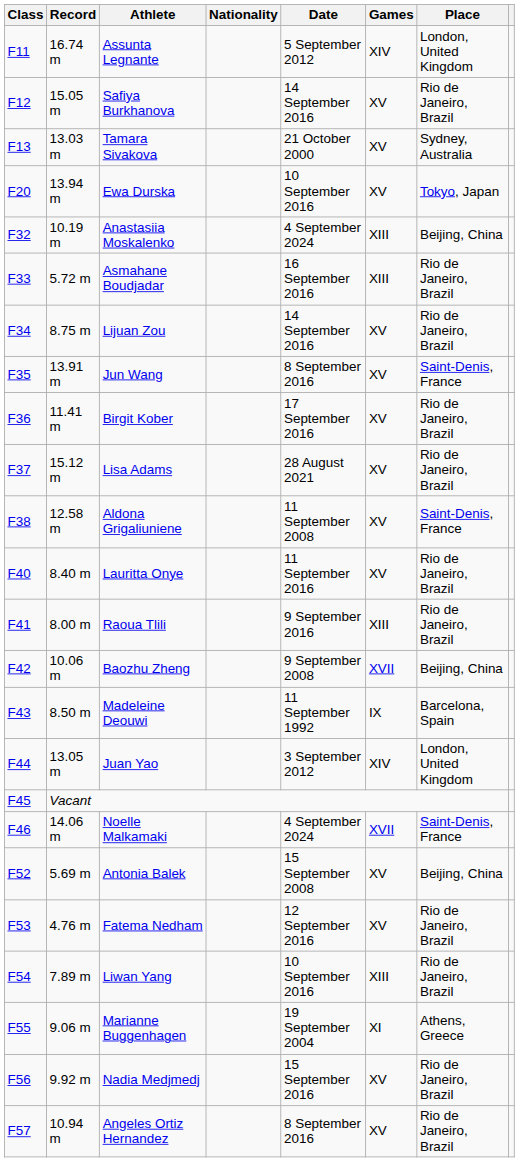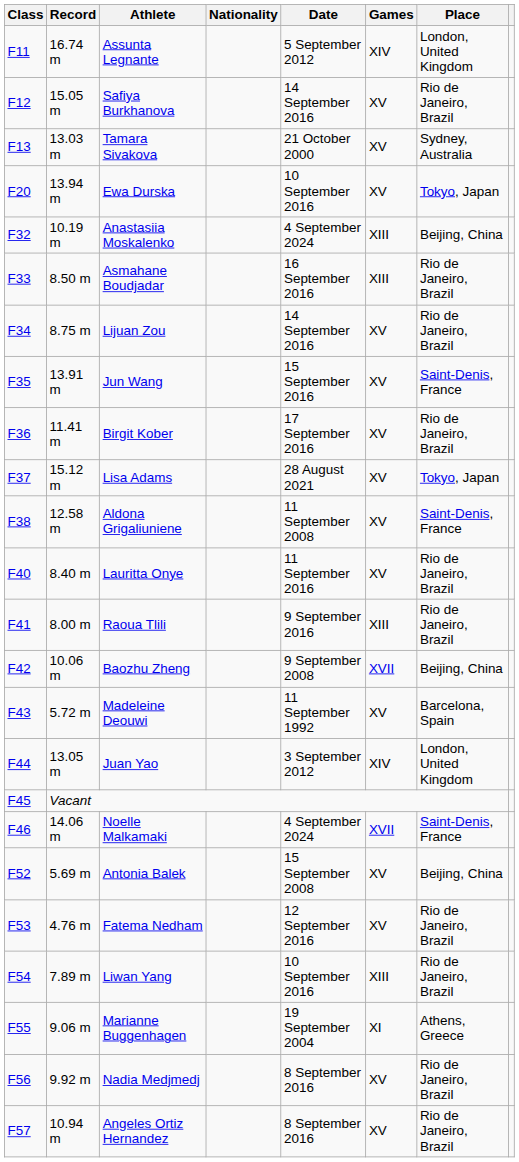(70, 279) 5.72 m -> (70, 279) 8.50 m
(322, 374) 8 September 2016 -> (317, 382) 15 September 2016
(444, 470) Rio de Janeiro, Brazil -> (460, 477) Tokyo, Japan
(70, 712) 8.50 m -> (70, 712) 5.72 m
(375, 712) IX -> (378, 712) XV
(317, 1079) 15 September 2016 -> (322, 1079) 8 September 2016
